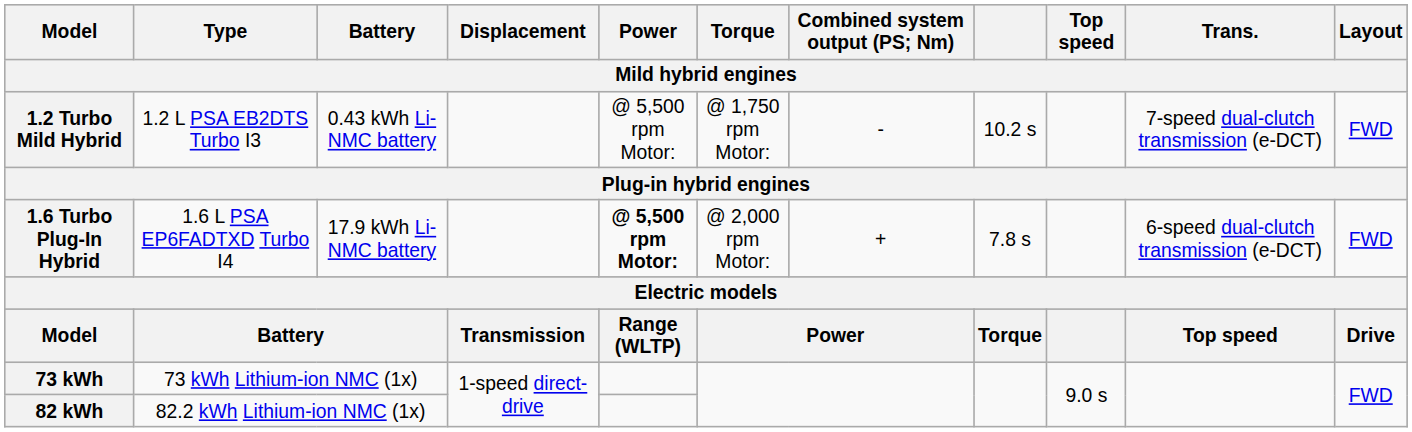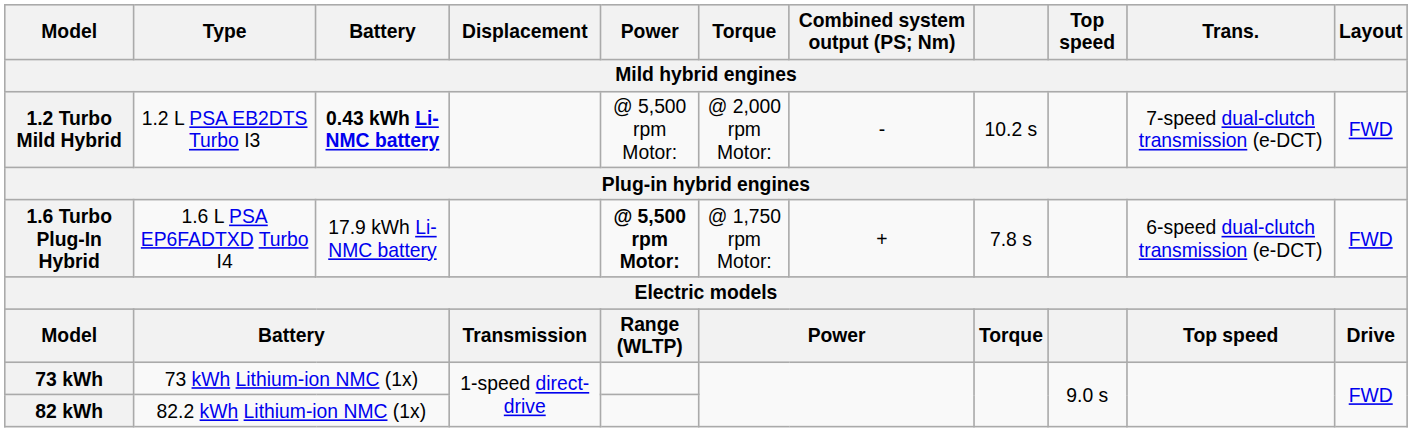(382, 130) normal -> (382, 130) bold
(743, 130) @ 1,750 rpm Motor: -> (744, 130) @ 2,000 rpm Motor:
(743, 238) @ 2,000 rpm Motor: -> (744, 238) @ 1,750 rpm Motor:
